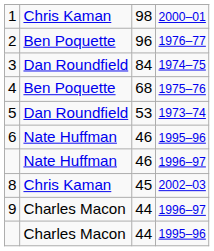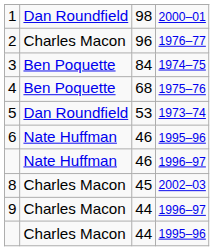(67, 16) Chris Kaman -> (76, 16) Dan Roundfield
(70, 40) Ben Poquette -> (75, 40) Charles Macon
(76, 64) Dan Roundfield -> (70, 64) Ben Poquette
(67, 185) Chris Kaman -> (75, 185) Charles Macon
